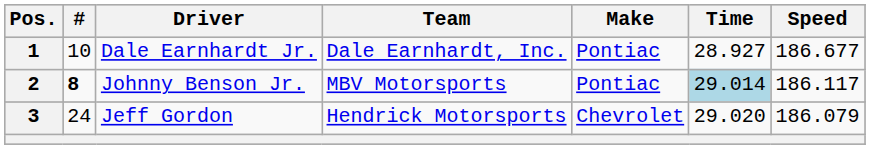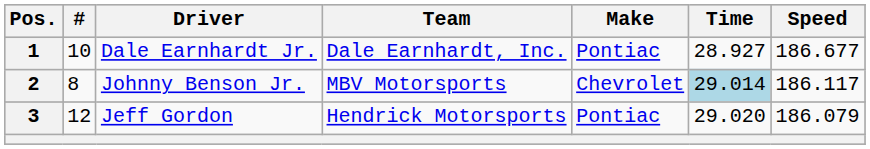(73, 86) bold -> (73, 86) normal
(618, 86) Pontiac -> (630, 86) Chevrolet
(79, 118) 24 -> (79, 118) 12
(630, 118) Chevrolet -> (618, 118) Pontiac
